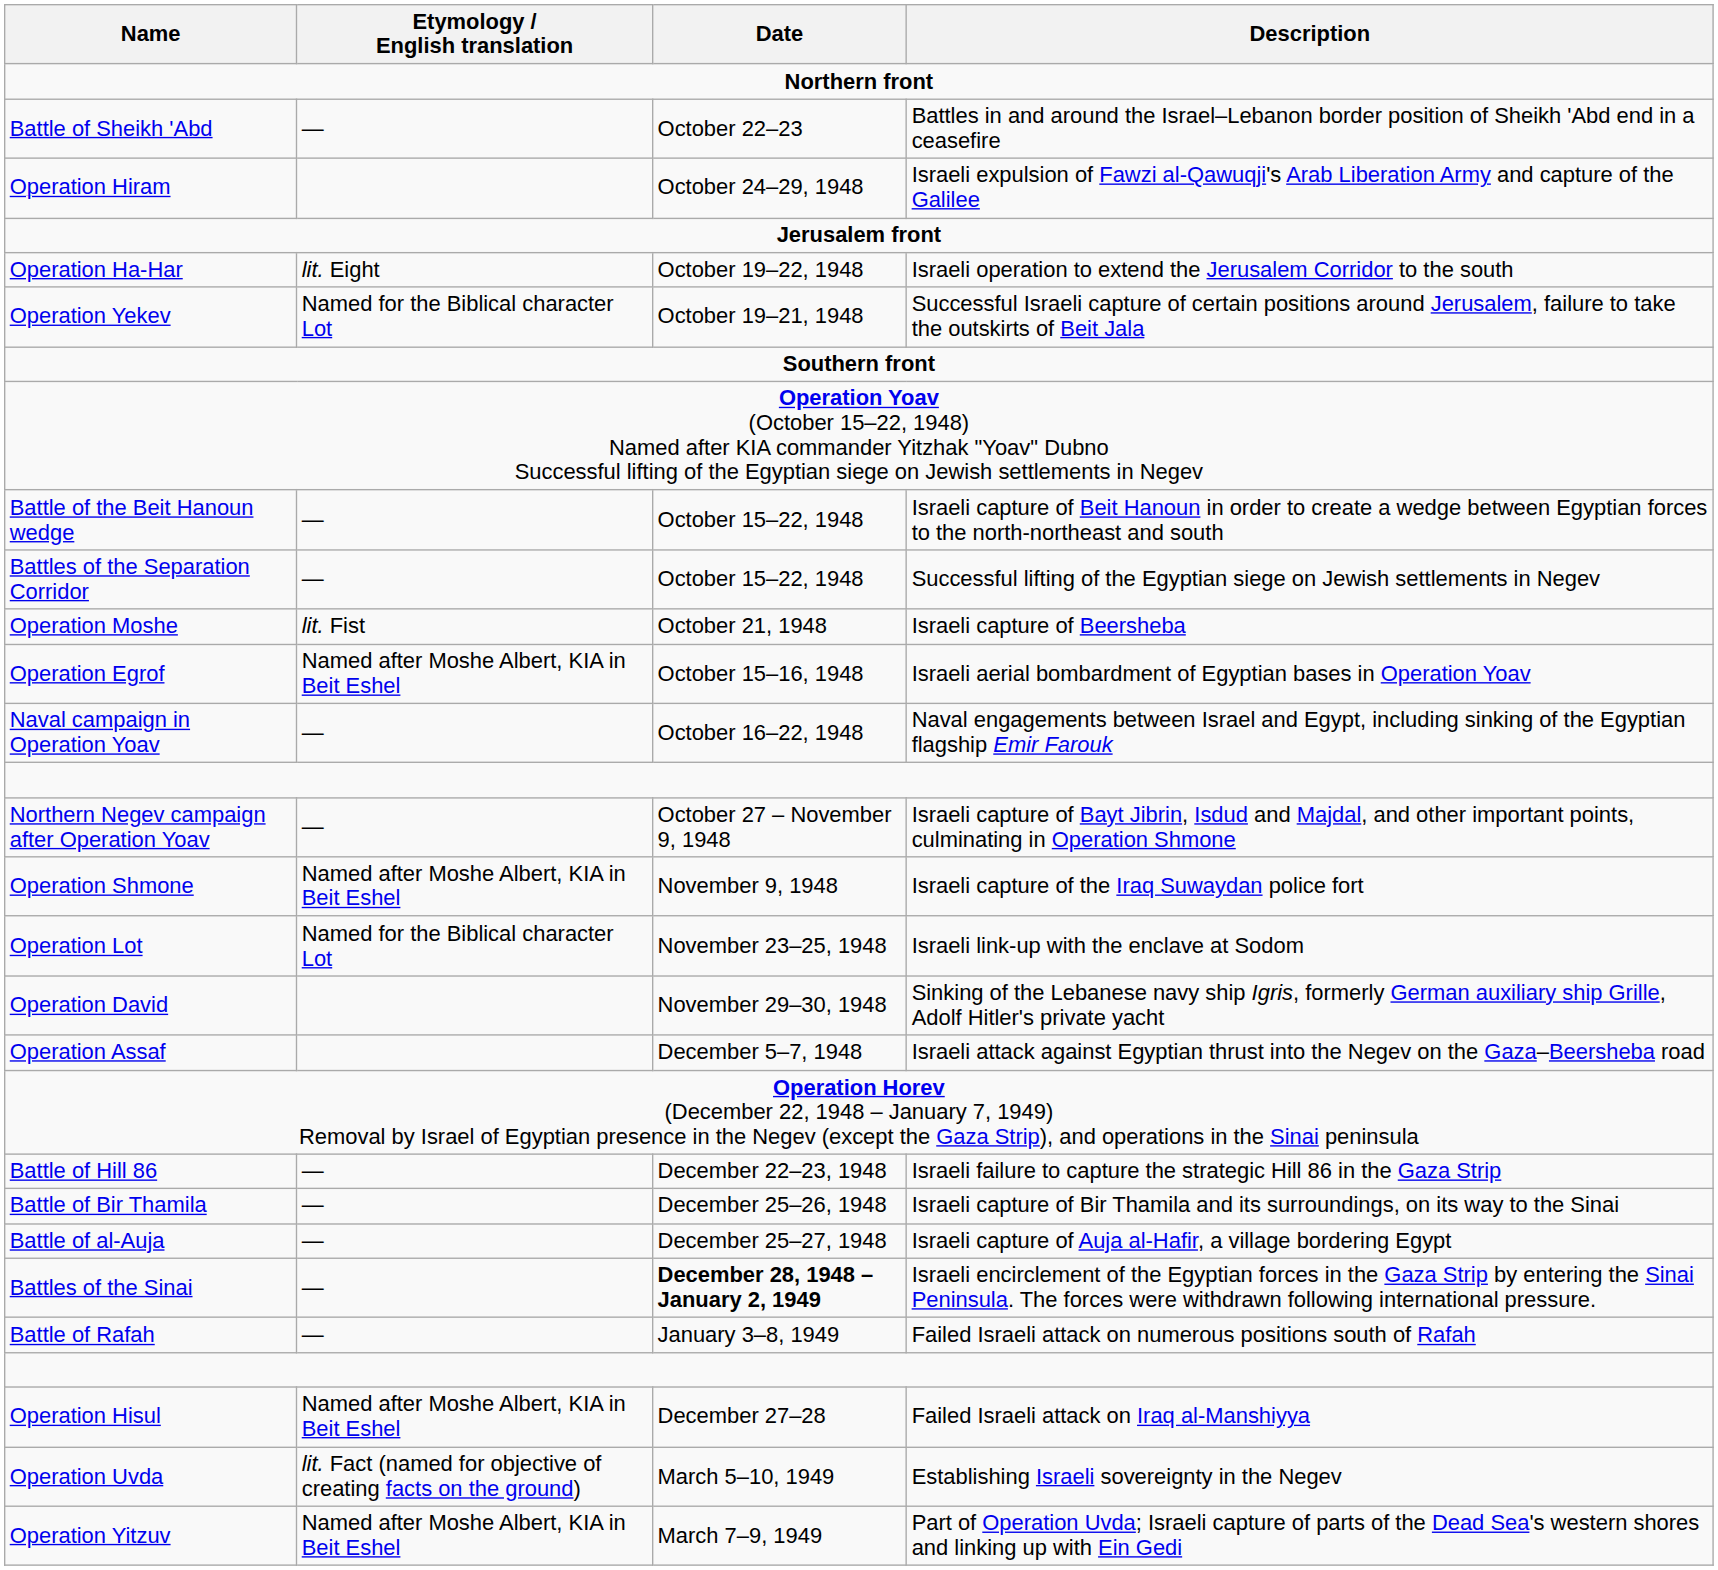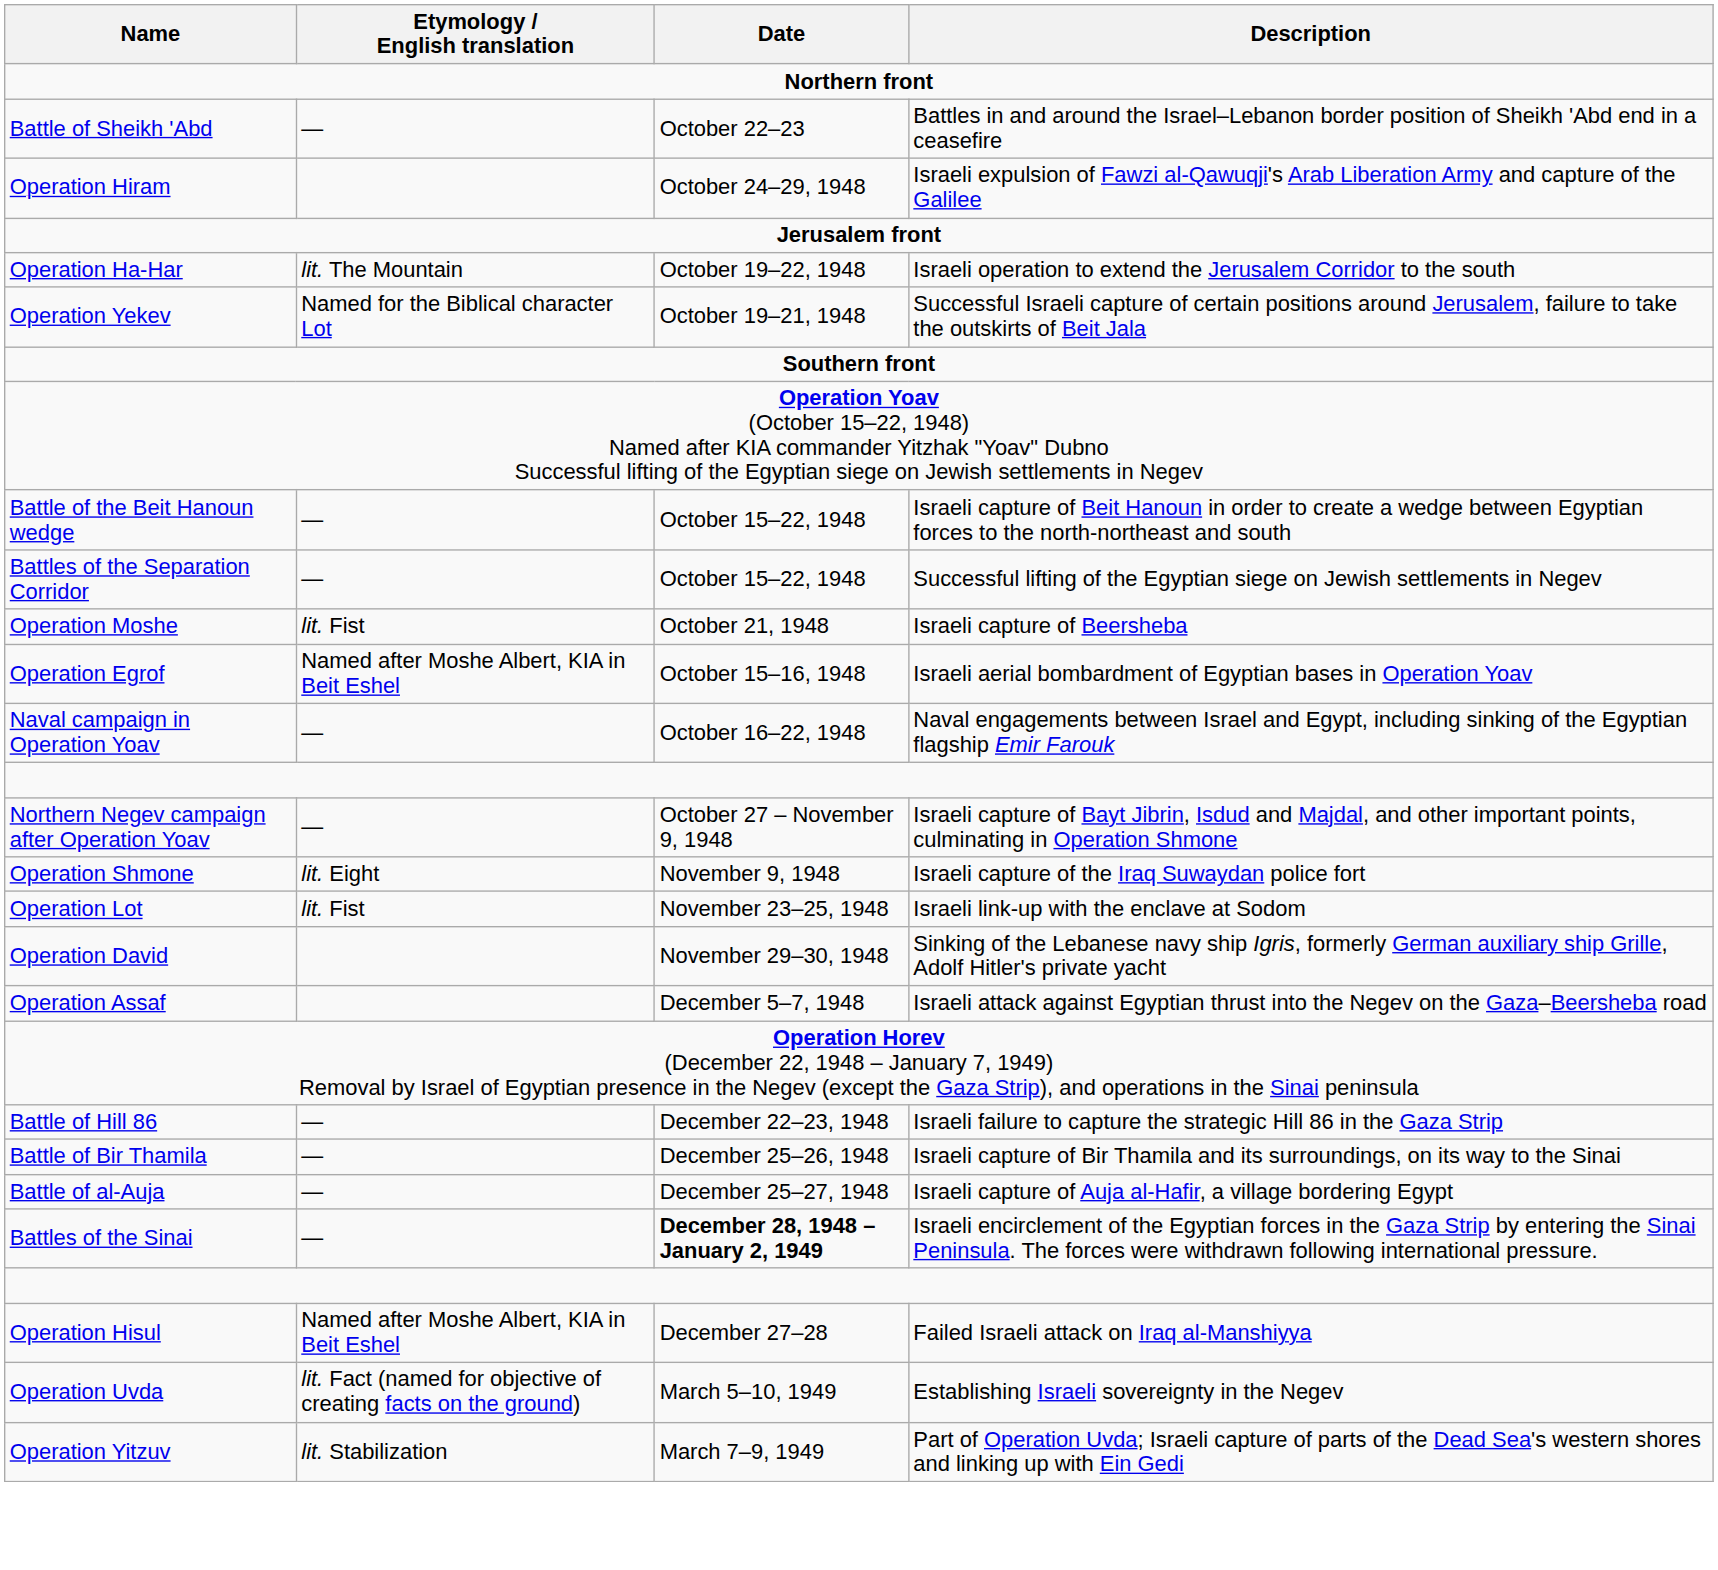(341, 269) lit. Eight -> (382, 269) lit. The Mountain
(464, 886) Named after Moshe Albert, KIA in Beit Eshel -> (340, 874) lit. Eight
(458, 945) Named for the Biblical character Lot -> (333, 908) lit. Fist
- row: (82, 1334)
(464, 1535) Named after Moshe Albert, KIA in Beit Eshel -> (374, 1451) lit. Stabilization
